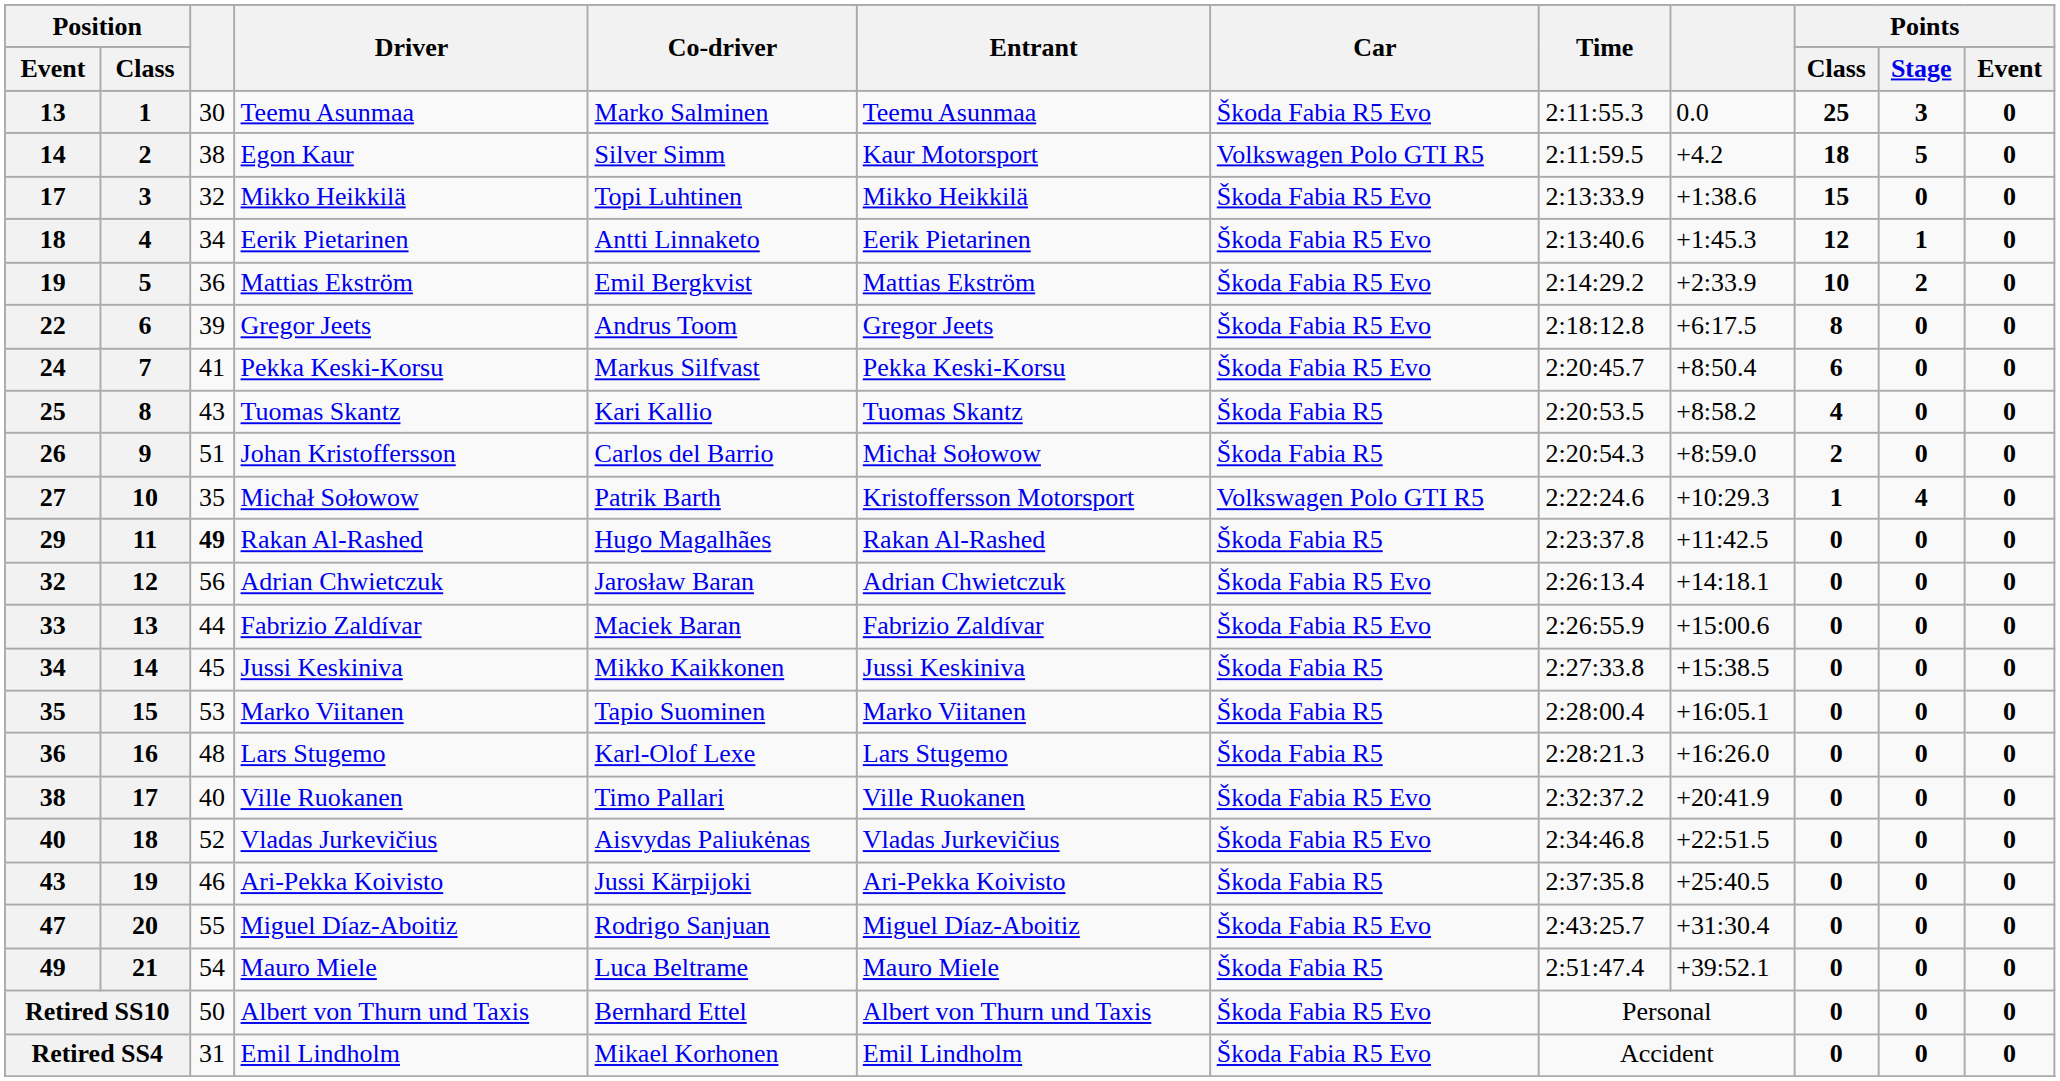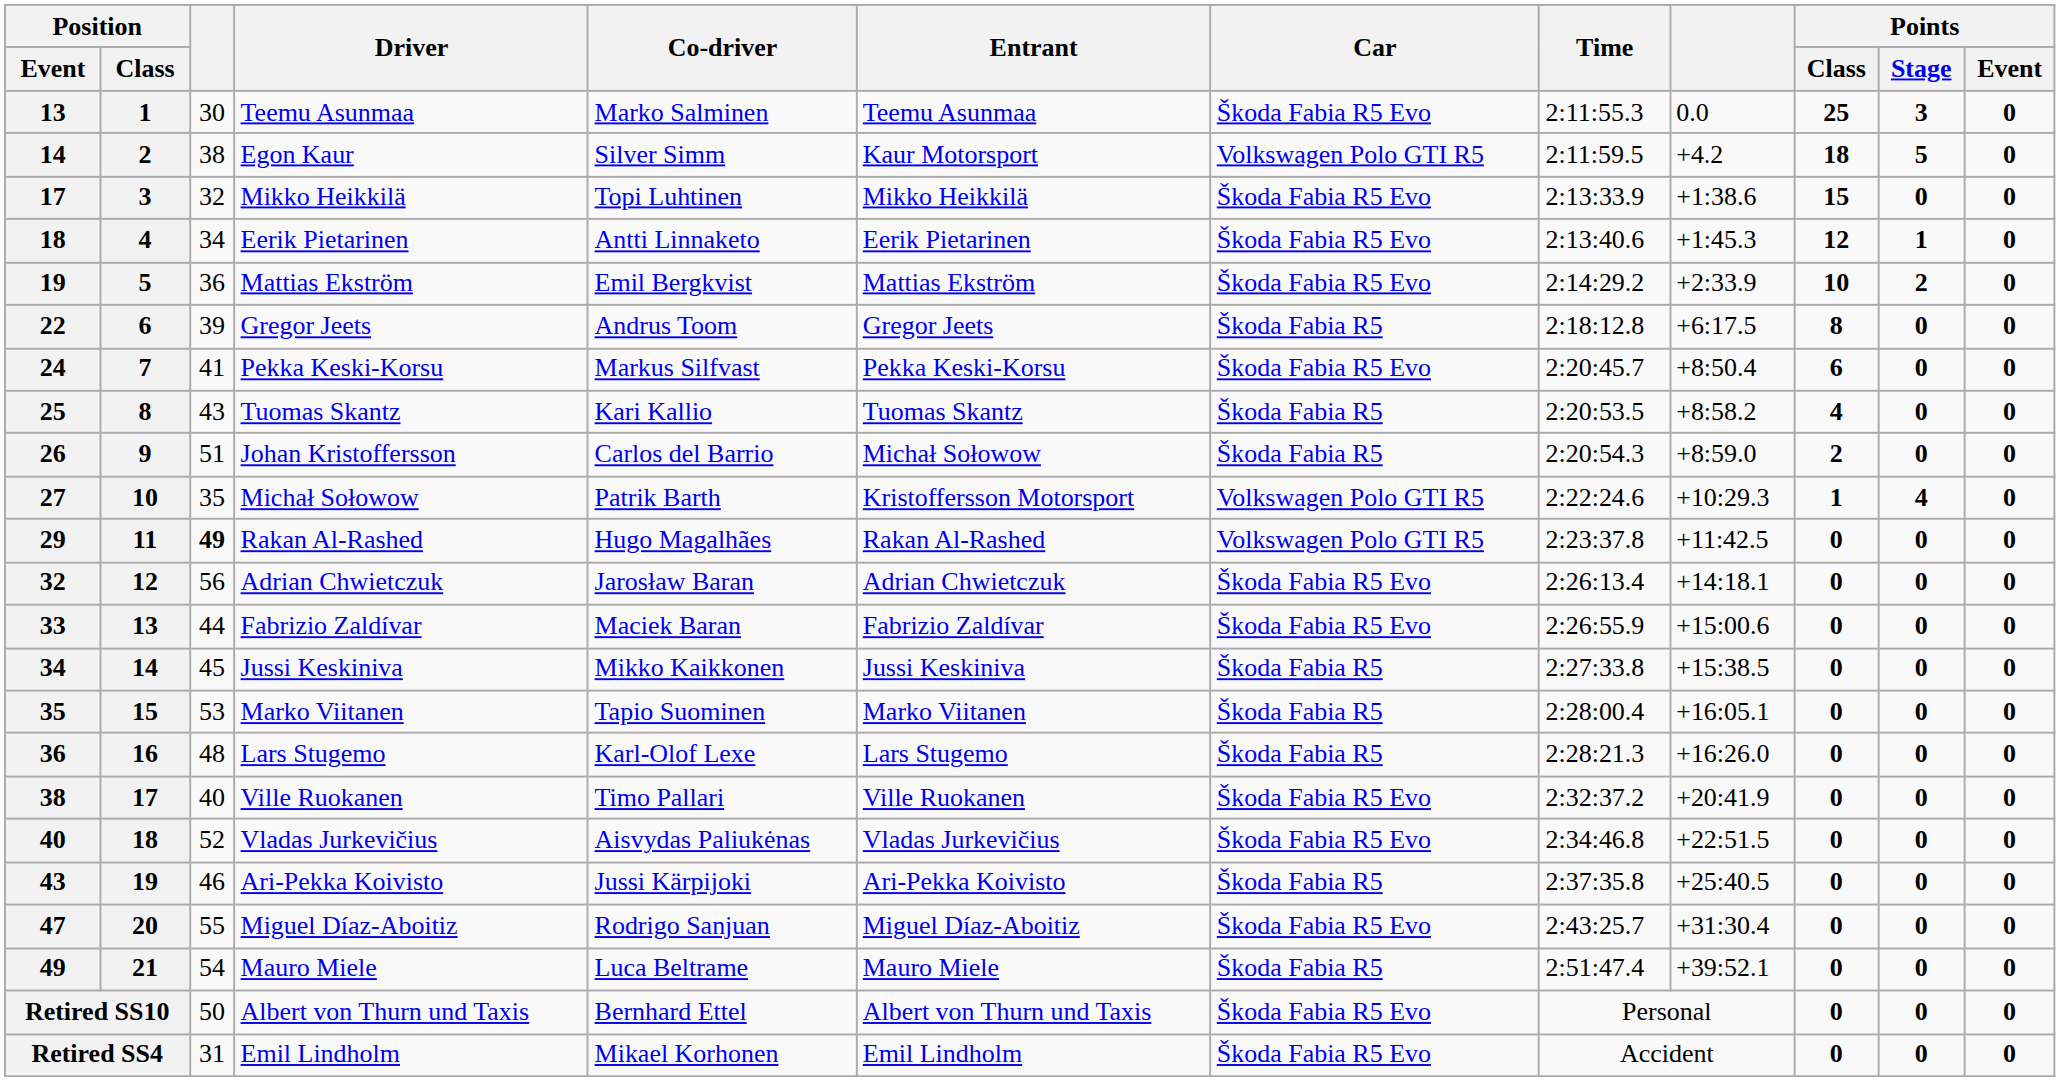(1324, 325) Škoda Fabia R5 Evo -> (1300, 325) Škoda Fabia R5
(1300, 539) Škoda Fabia R5 -> (1350, 539) Volkswagen Polo GTI R5
